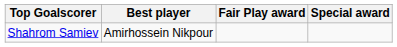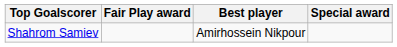columns swapped: (158, 13) <-> (262, 13)
